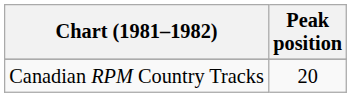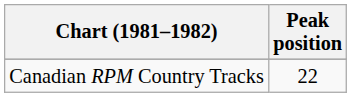(308, 75) 20 -> (308, 75) 22
